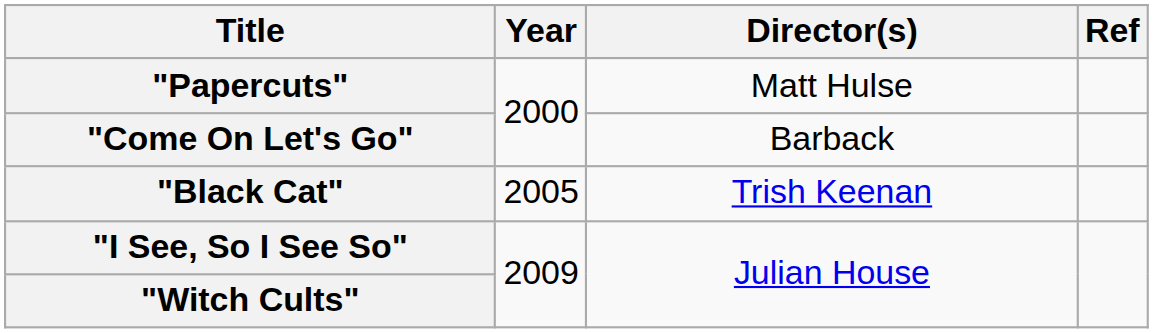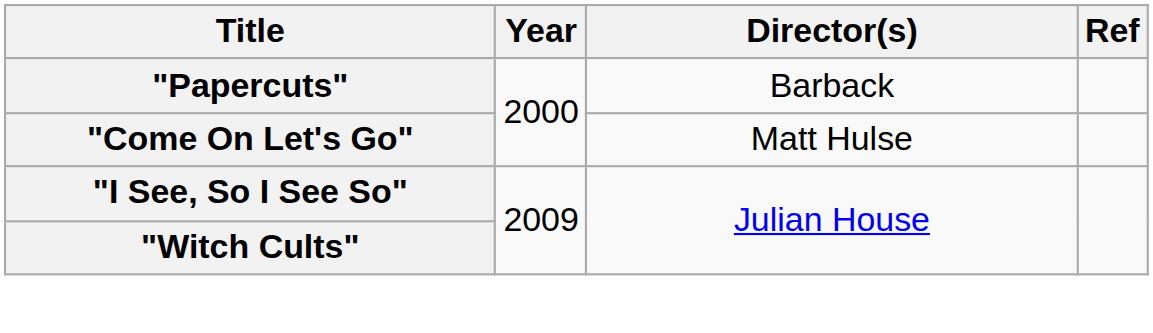(832, 85) Matt Hulse -> (832, 85) Barback
(832, 138) Barback -> (832, 138) Matt Hulse
- row: (250, 192)
